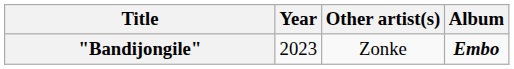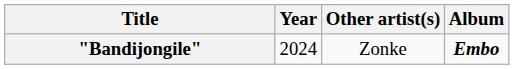(298, 49) 2023 -> (298, 49) 2024
